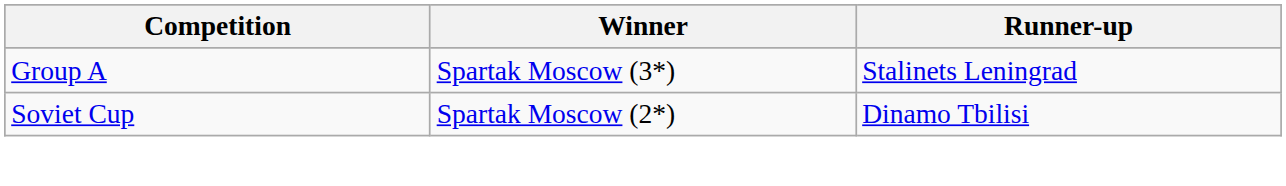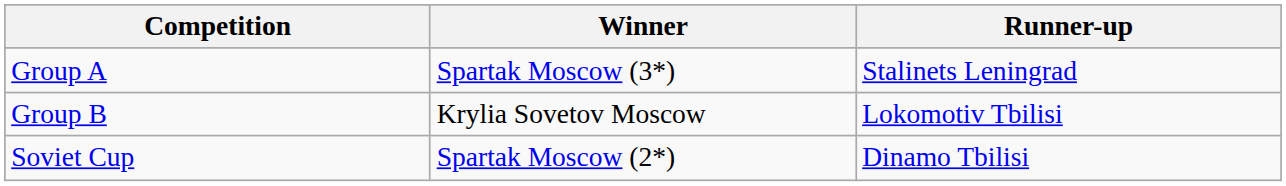+ row: (59, 113)
